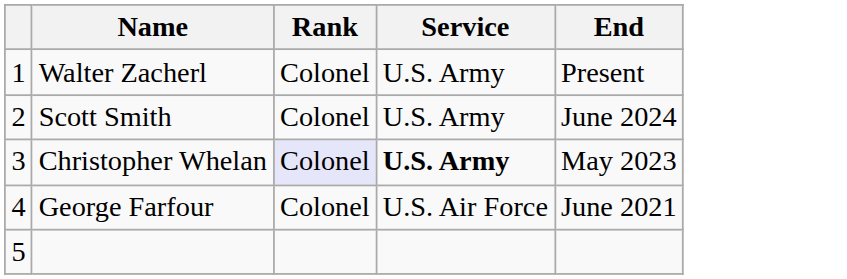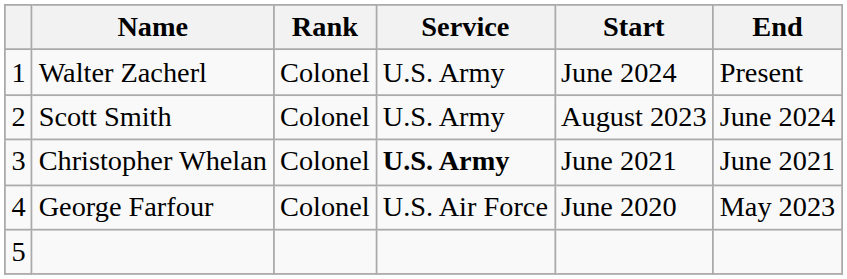+ column: (634, 26)
(325, 161) lavender background -> (325, 161) no background
(619, 161) May 2023 -> (777, 161) June 2021
(619, 206) June 2021 -> (777, 206) May 2023
